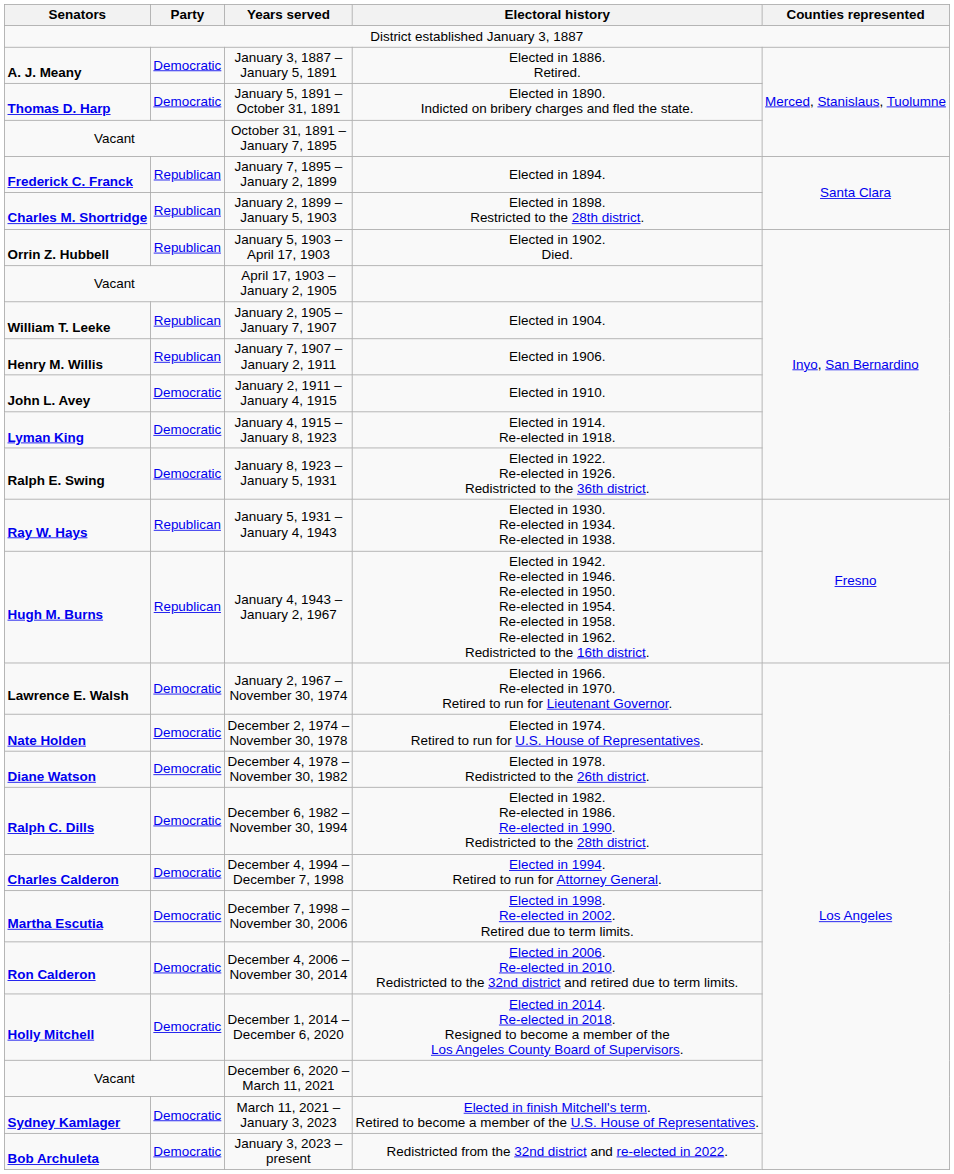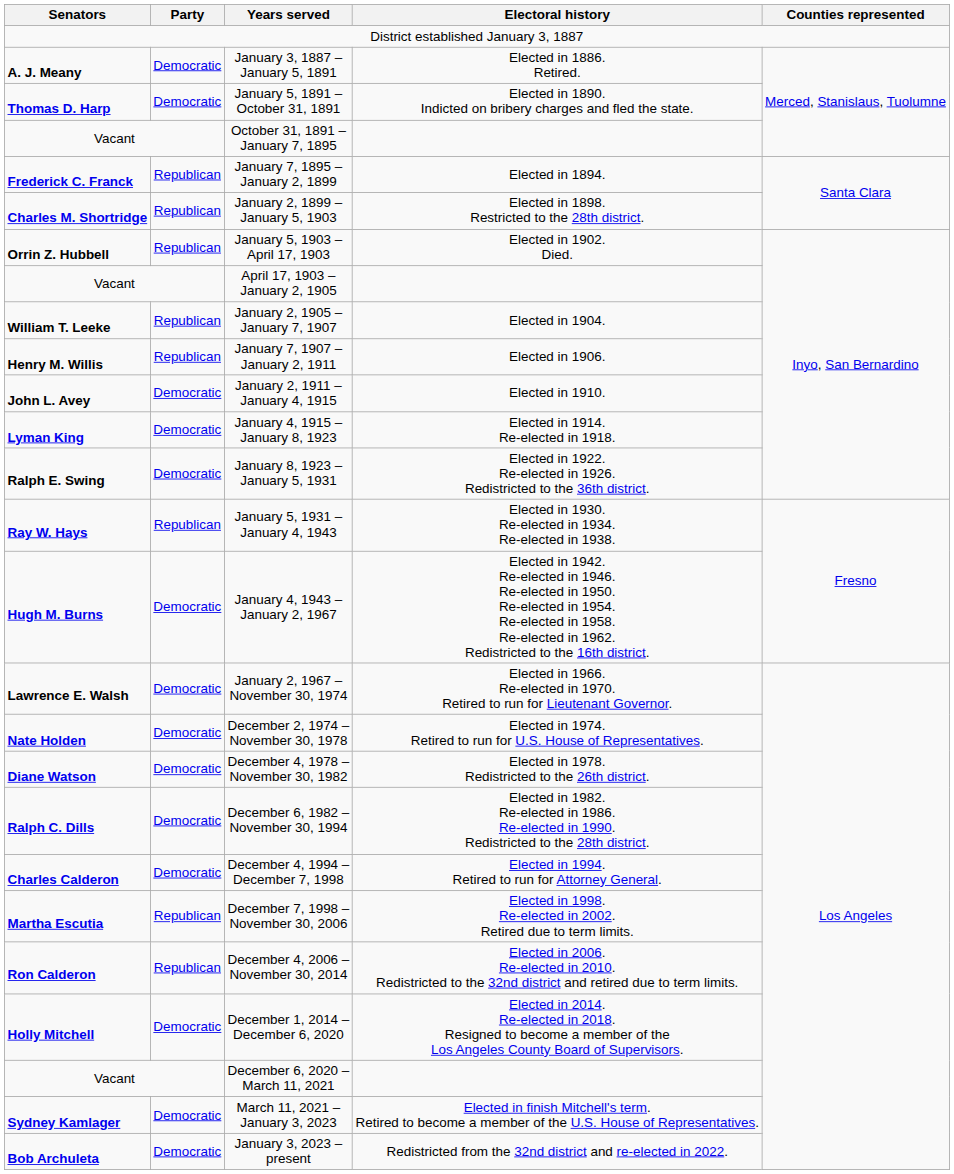(187, 607) Republican -> (187, 607) Democratic
(187, 916) Democratic -> (187, 916) Republican
(187, 967) Democratic -> (187, 967) Republican
